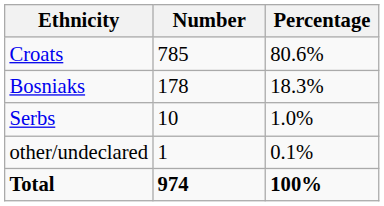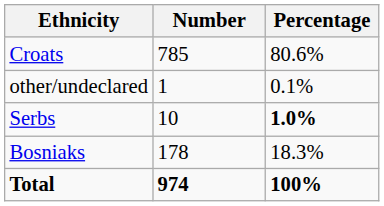rows swapped: (47, 86) <-> (79, 151)
(292, 119) normal -> (294, 119) bold
